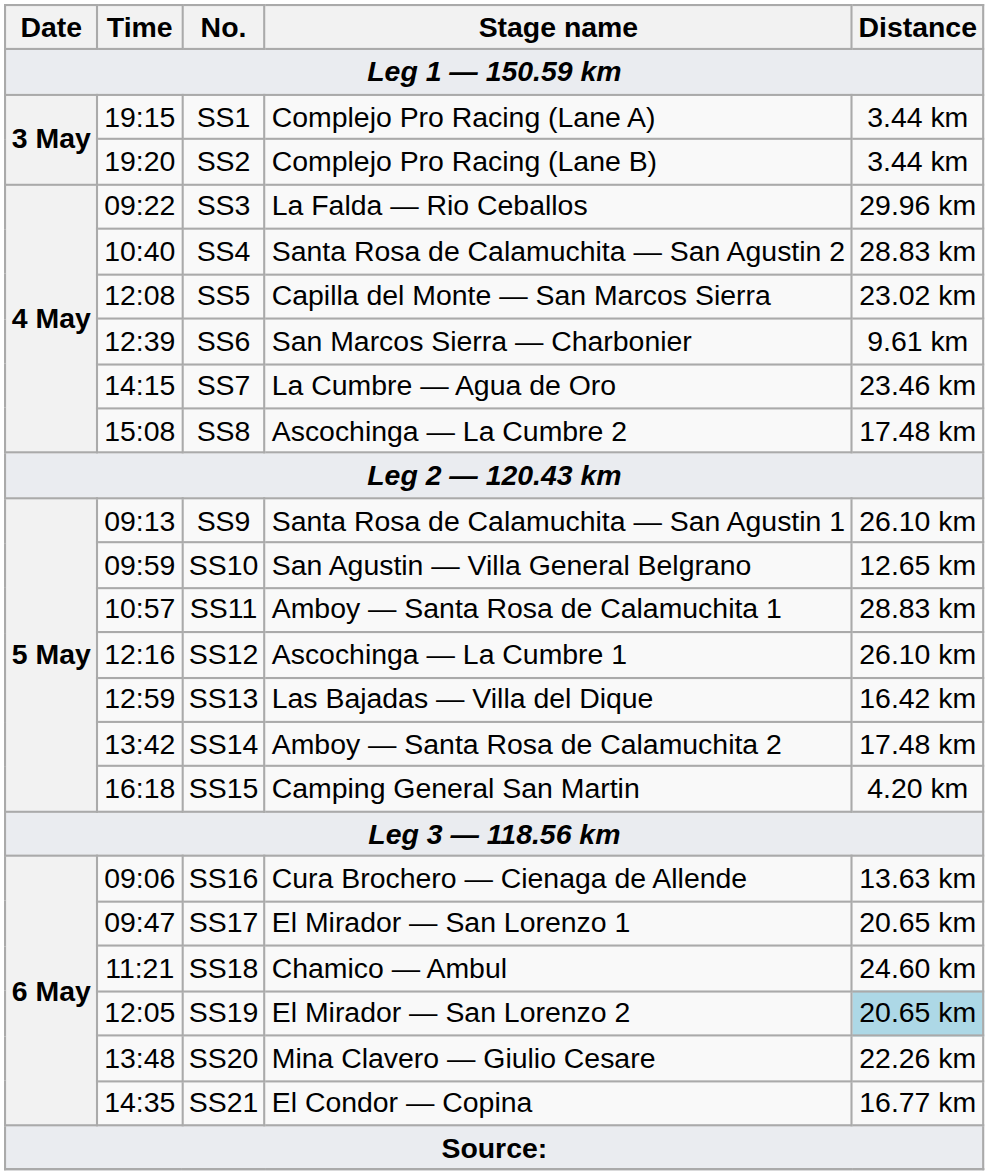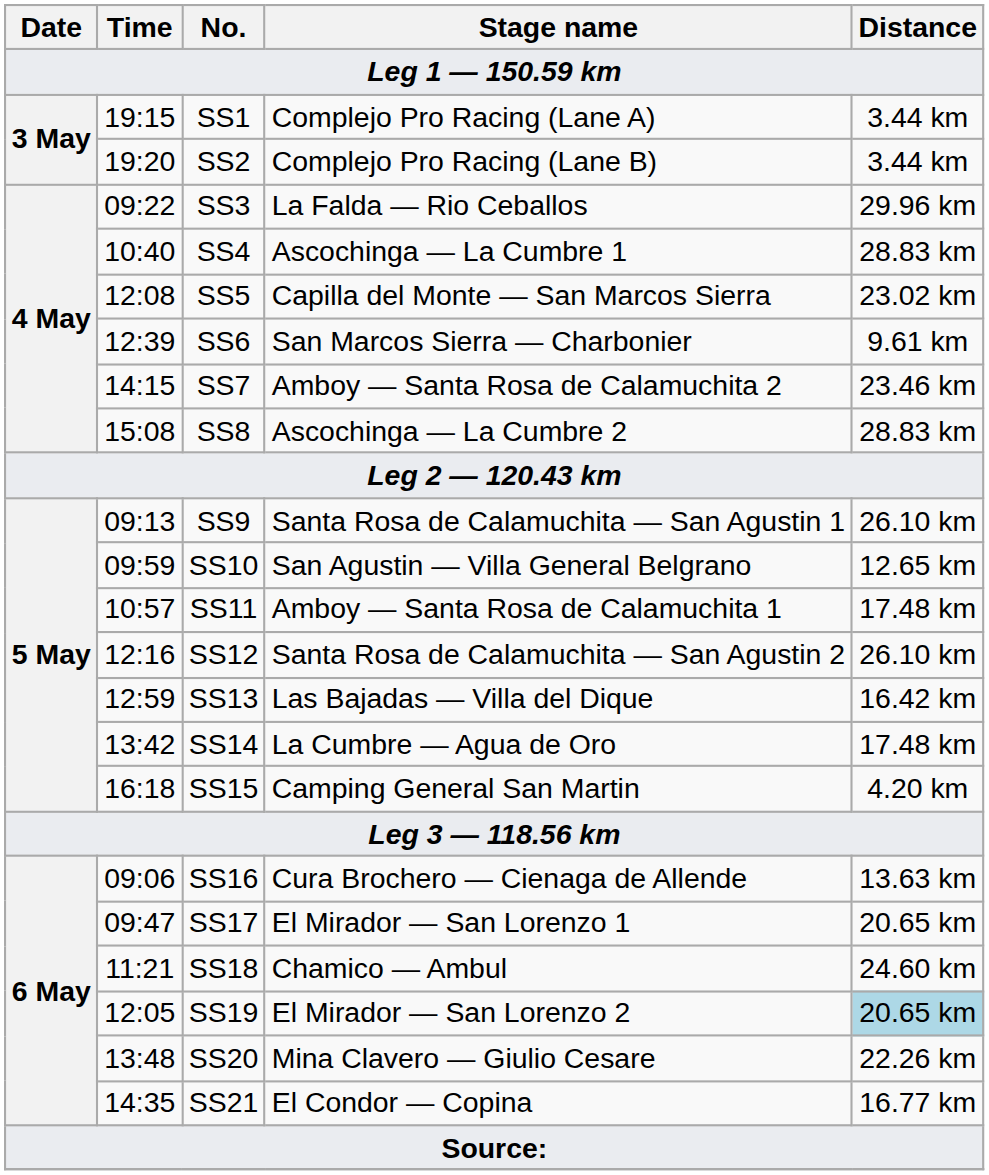(558, 251) Santa Rosa de Calamuchita — San Agustin 2 -> (449, 251) Ascochinga — La Cumbre 1
(444, 385) La Cumbre — Agua de Oro -> (527, 385) Amboy — Santa Rosa de Calamuchita 2
(918, 430) 17.48 km -> (918, 430) 28.83 km
(918, 609) 28.83 km -> (918, 609) 17.48 km
(449, 654) Ascochinga — La Cumbre 1 -> (558, 654) Santa Rosa de Calamuchita — San Agustin 2
(527, 744) Amboy — Santa Rosa de Calamuchita 2 -> (444, 744) La Cumbre — Agua de Oro
